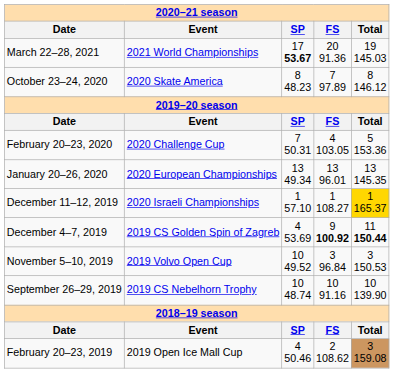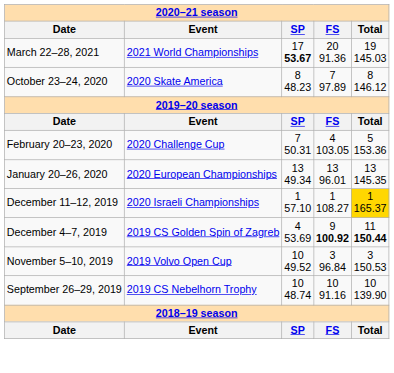- row: (60, 353)
